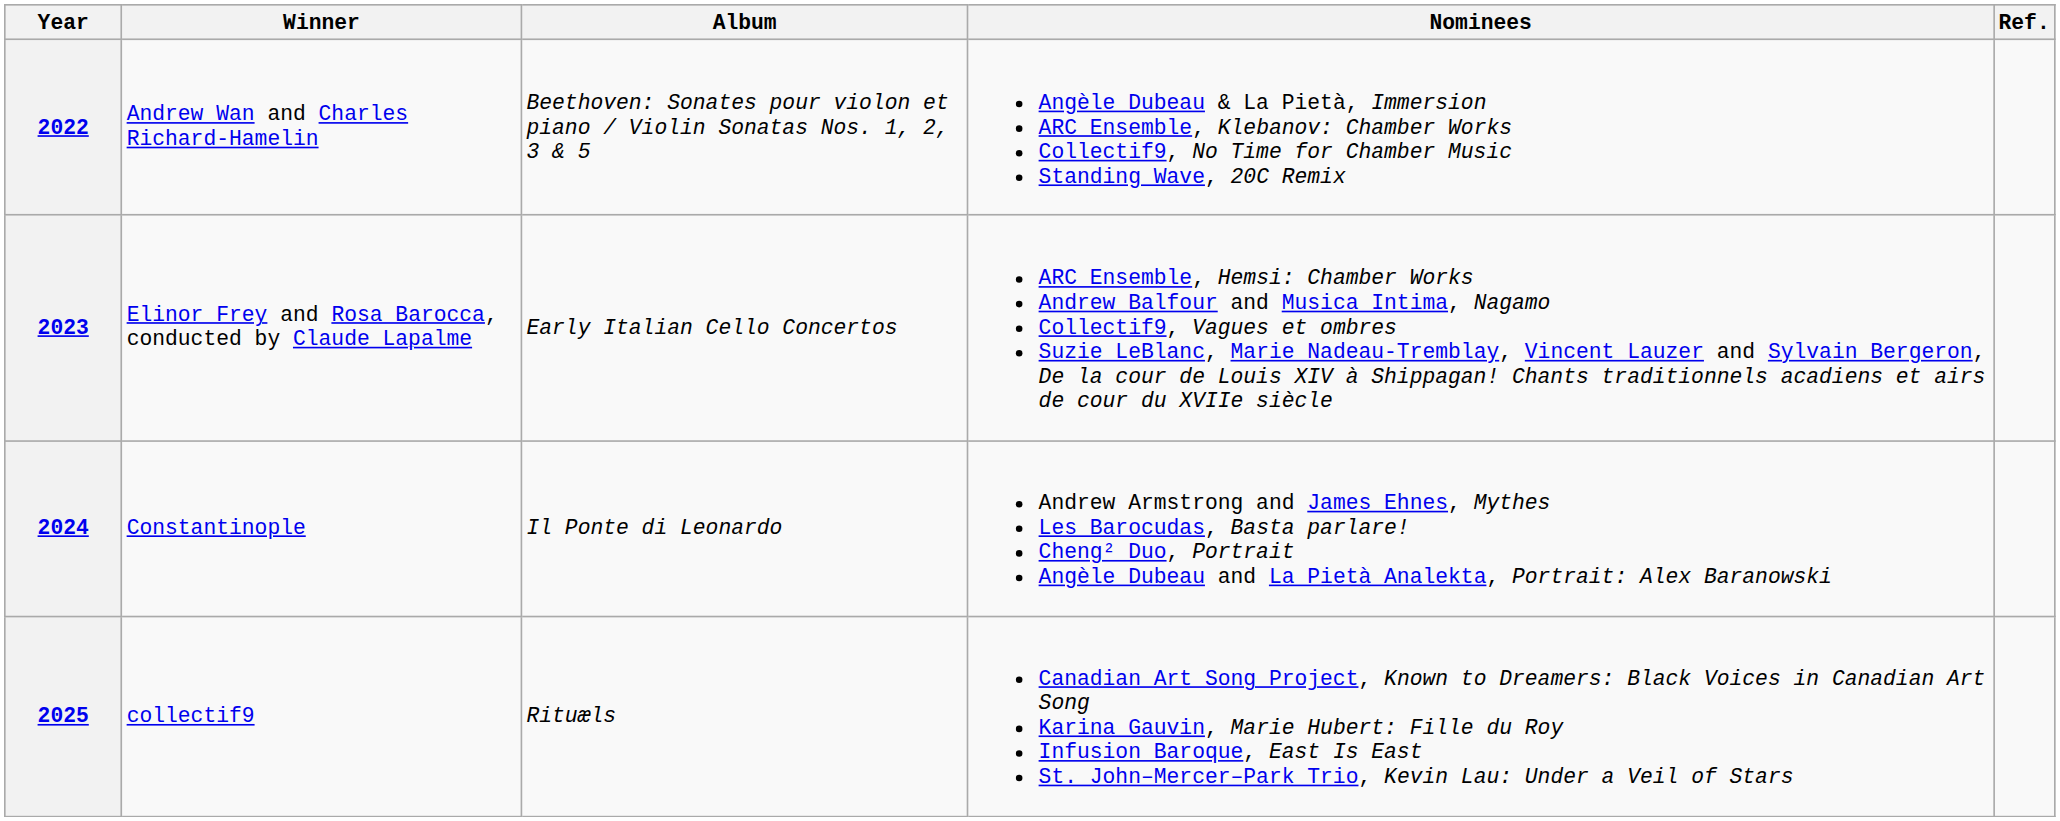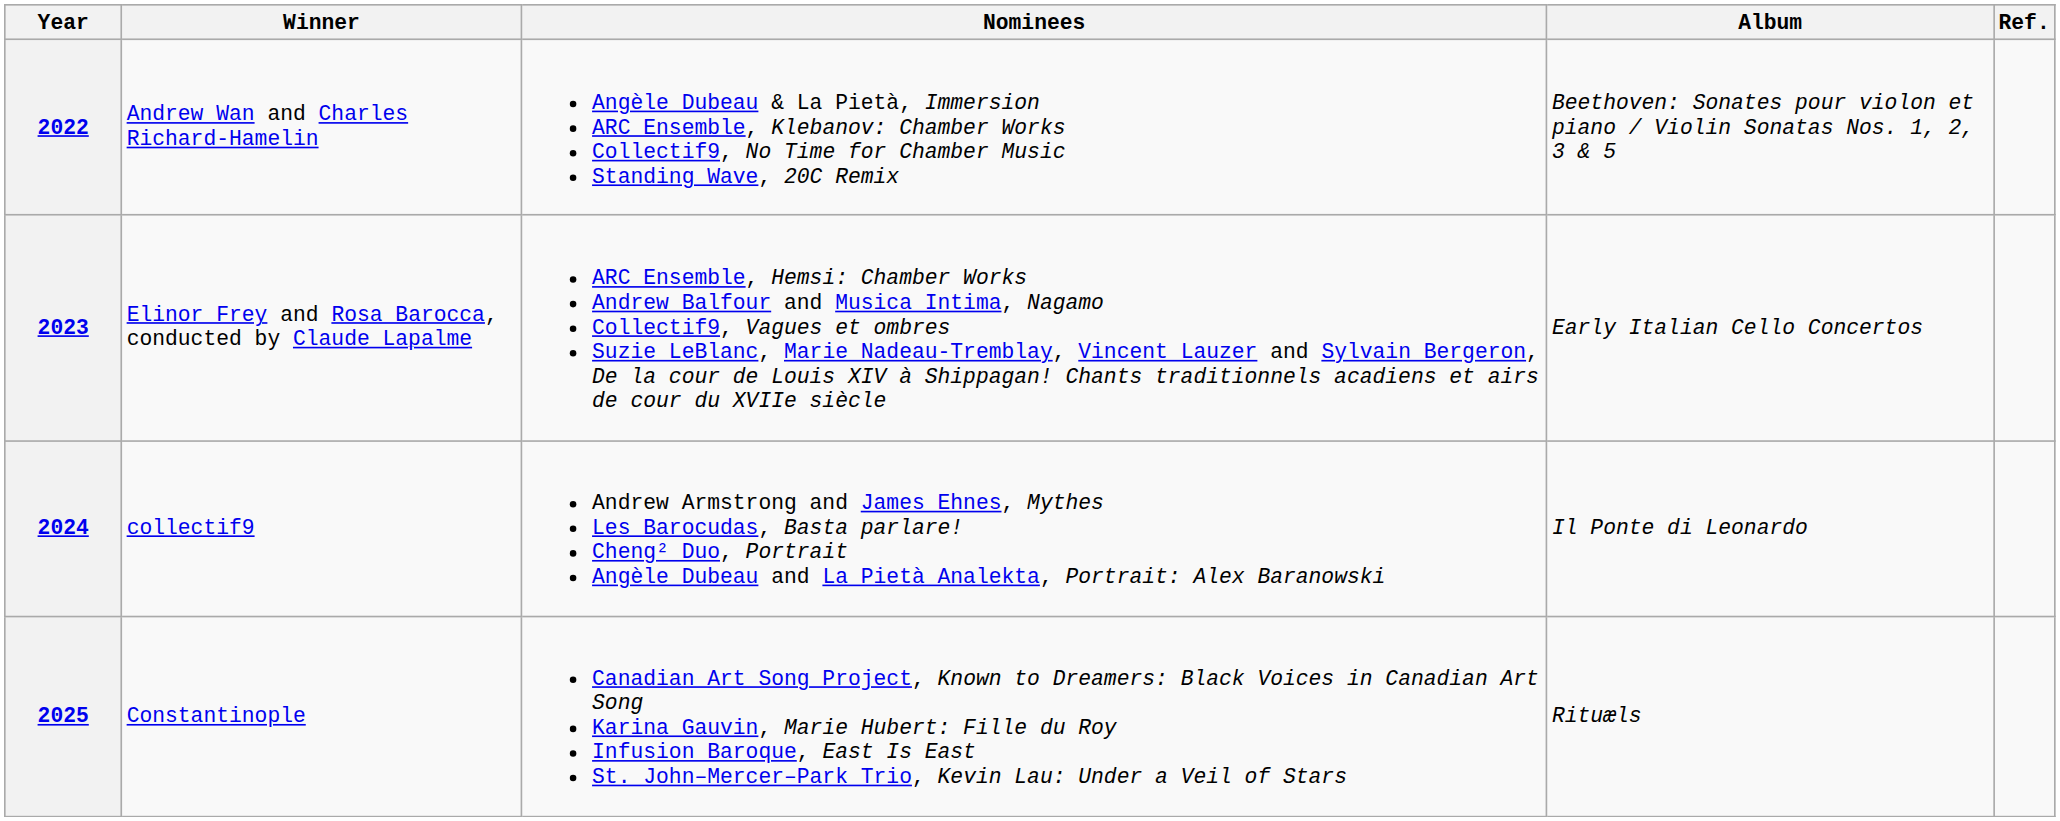columns swapped: (745, 22) <-> (1481, 22)
(216, 528) Constantinople -> (191, 528) collectif9
(191, 716) collectif9 -> (216, 716) Constantinople
